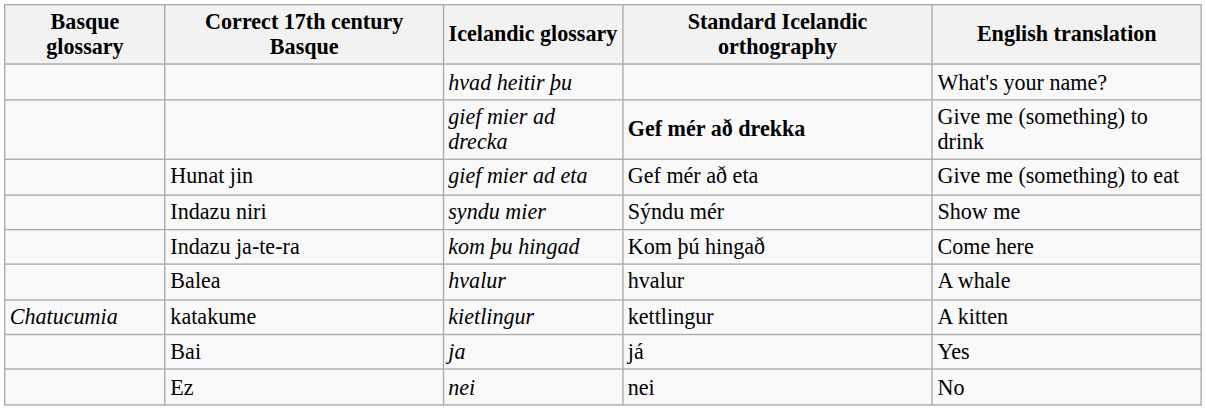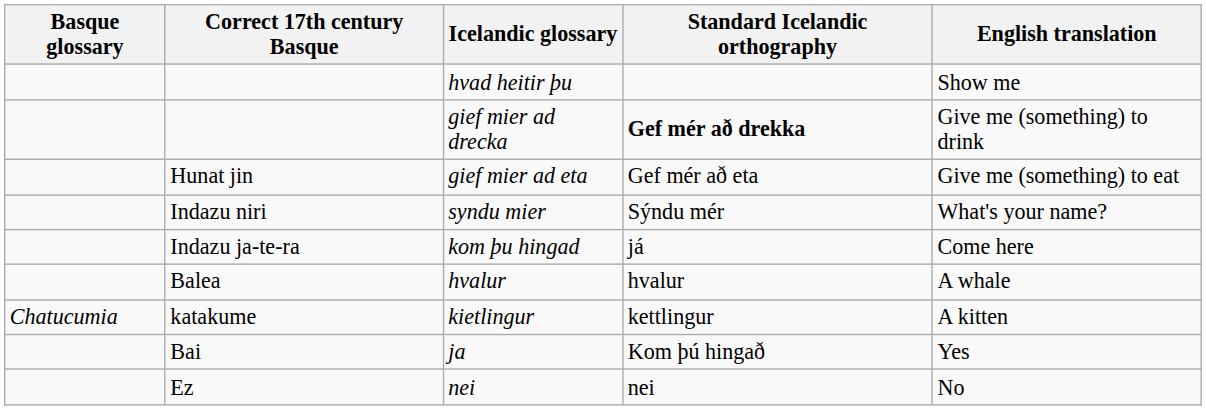(1022, 81) What's your name? -> (979, 81) Show me
(979, 211) Show me -> (1022, 211) What's your name?
(696, 246) Kom þú hingað -> (636, 246) já
(636, 351) já -> (696, 351) Kom þú hingað
